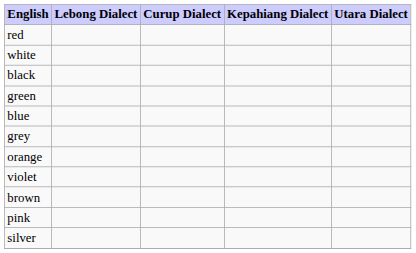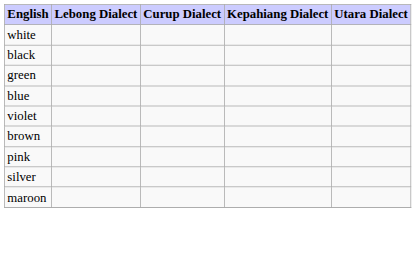- row: (16, 34)
- row: (19, 136)
- row: (25, 156)
+ row: (27, 197)
